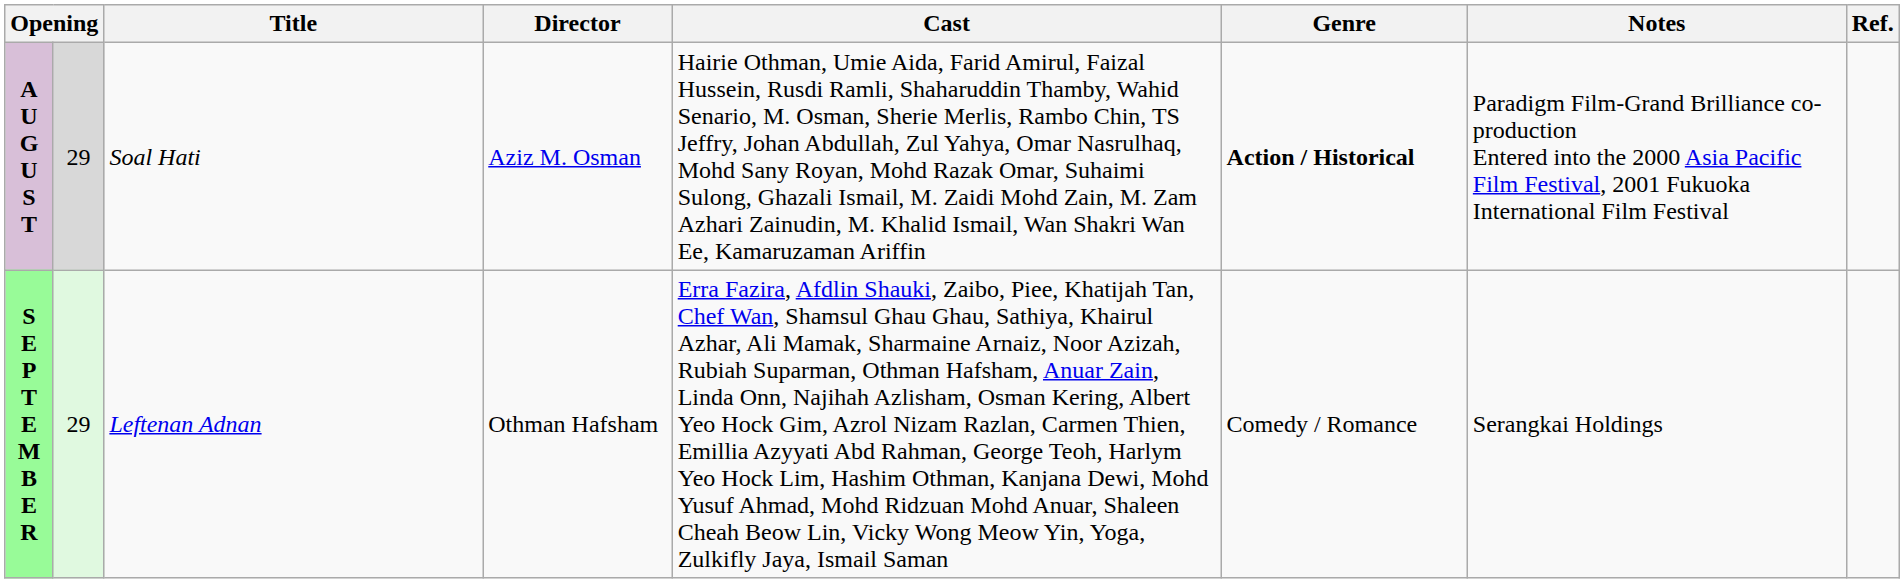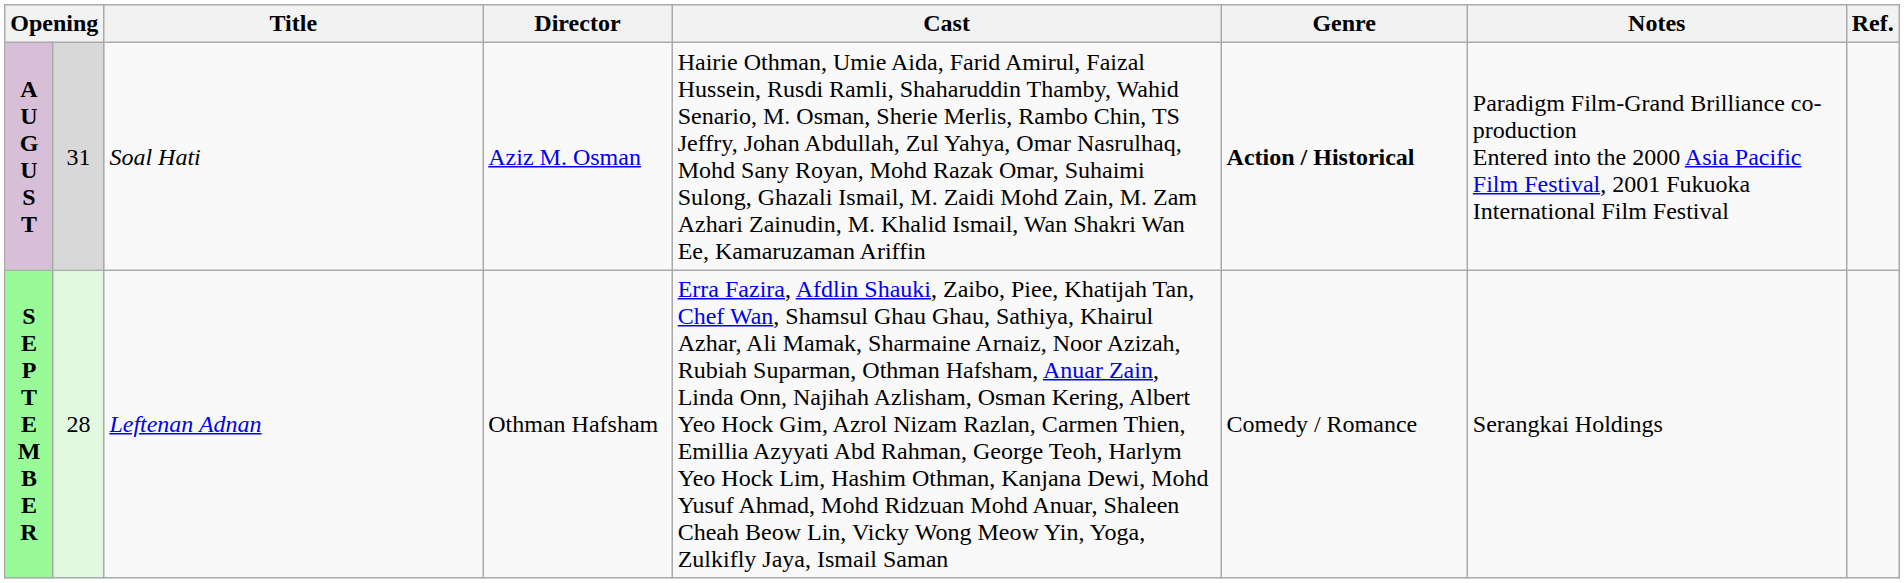(79, 156) 29 -> (79, 156) 31
(79, 423) 29 -> (79, 423) 28
